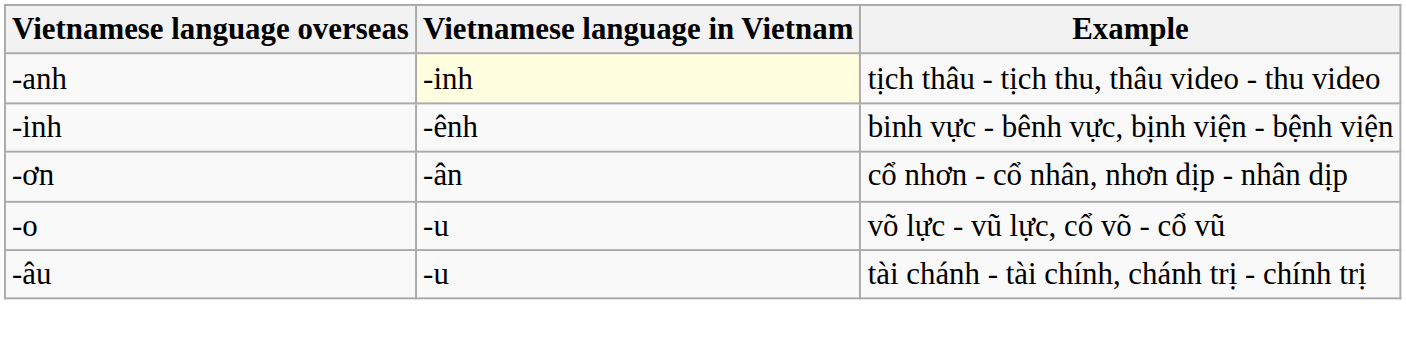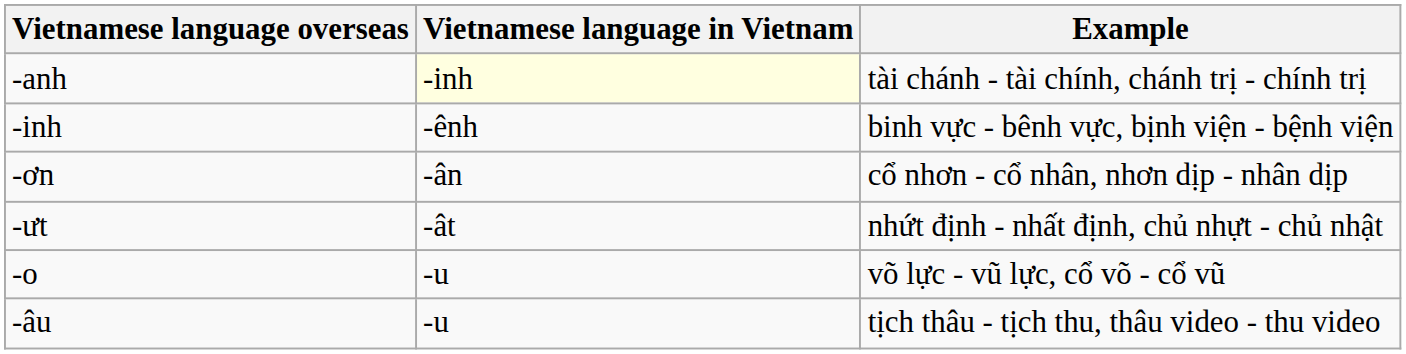(1124, 77) tịch thâu - tịch thu, thâu video - thu video -> (1117, 77) tài chánh - tài chính, chánh trị - chính trị
+ row: (30, 224)
(1117, 273) tài chánh - tài chính, chánh trị - chính trị -> (1124, 322) tịch thâu - tịch thu, thâu video - thu video
